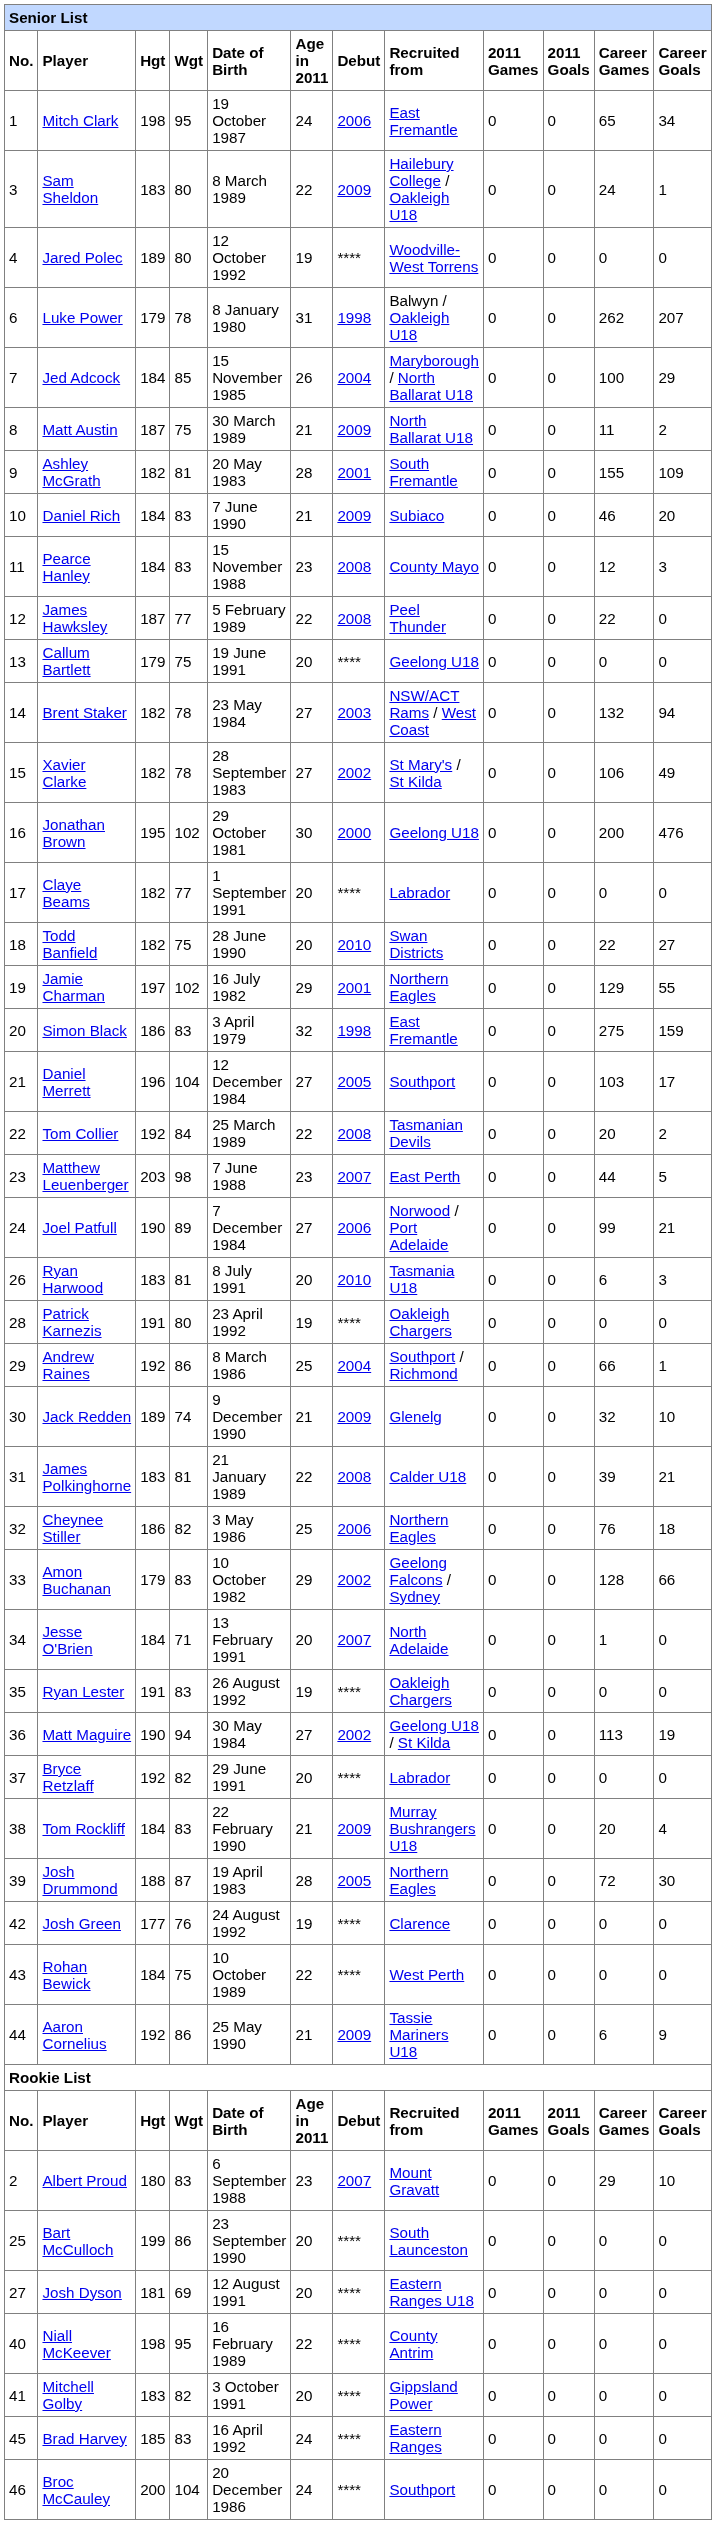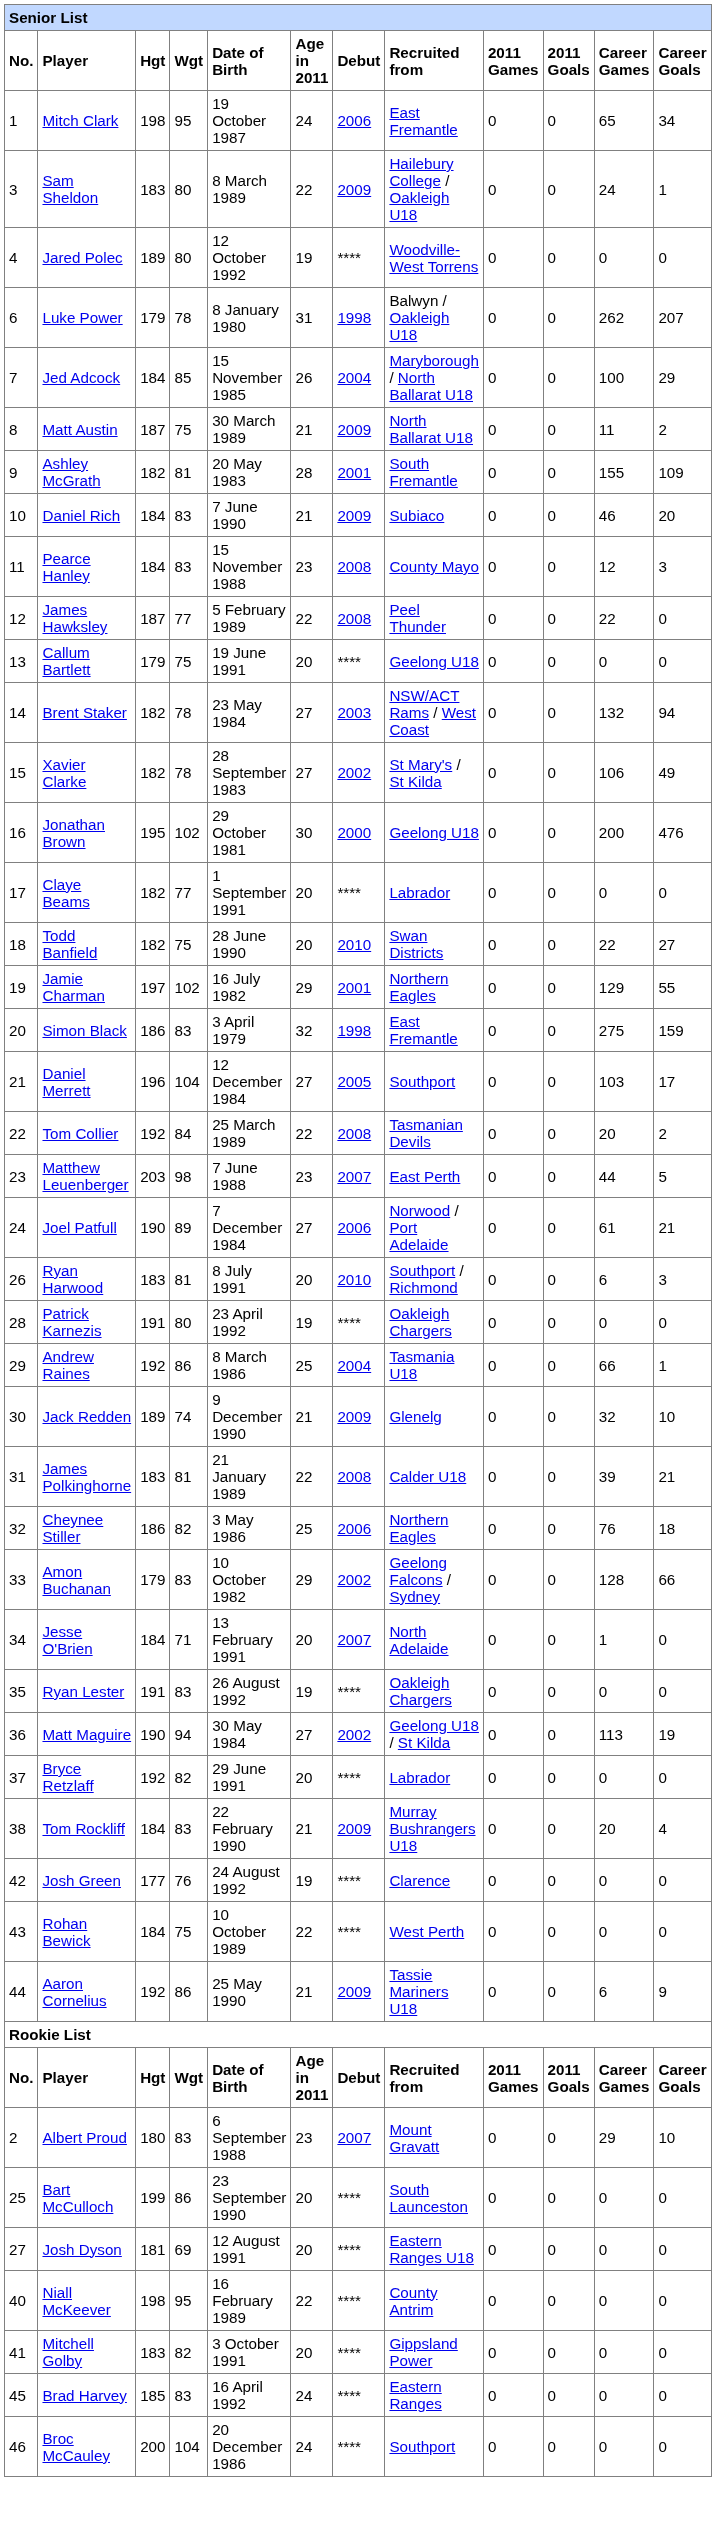(607, 1228) 99 -> (607, 1228) 61
(422, 1279) Tasmania U18 -> (427, 1279) Southport / Richmond
(427, 1365) Southport / Richmond -> (422, 1365) Tasmania U18
- row: (80, 1880)
